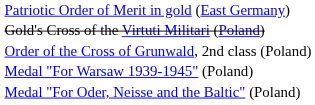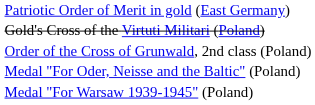rows swapped: (152, 92) <-> (129, 71)
